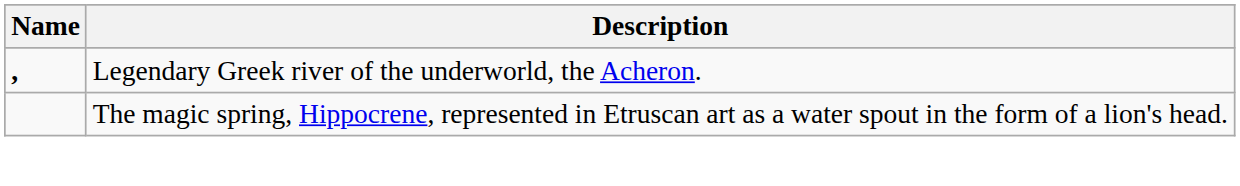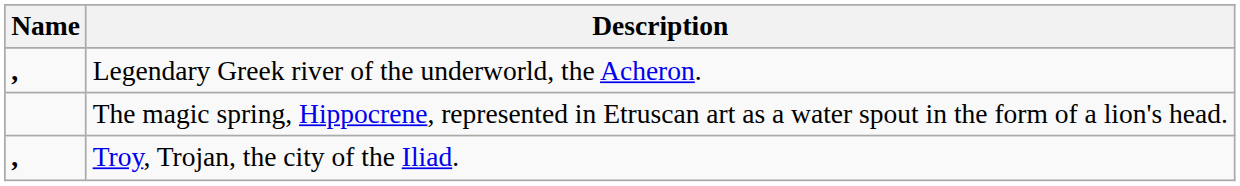+ row: (276, 157)
